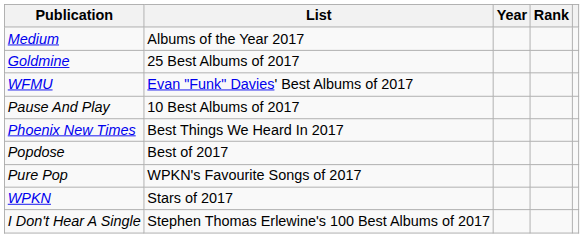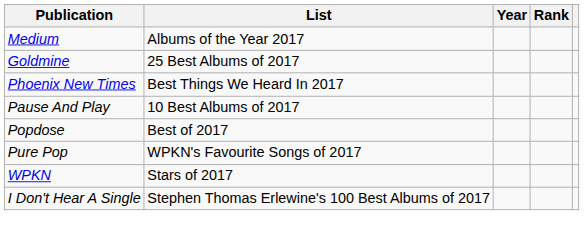- row: (30, 84)
rows swapped: (72, 130) <-> (59, 107)
